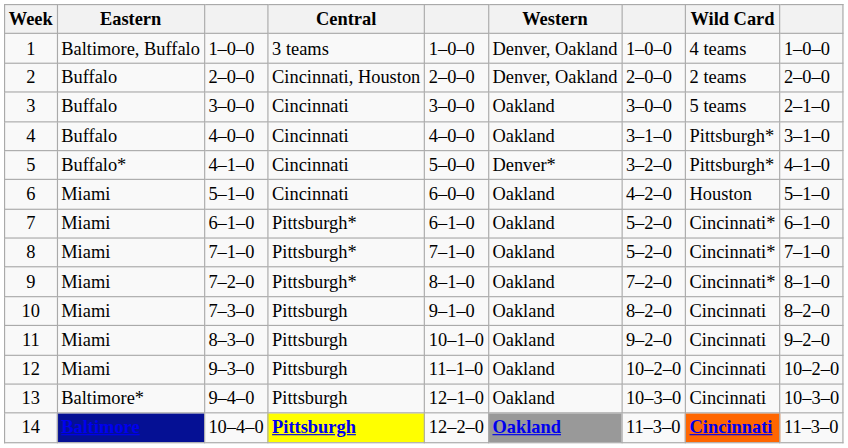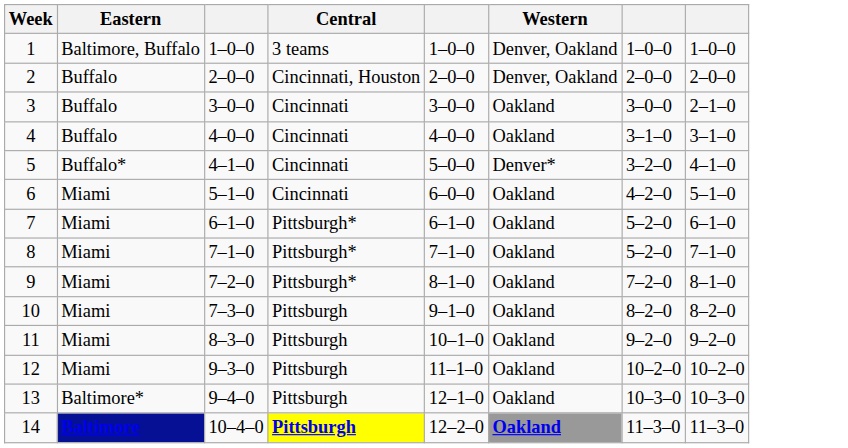- column: (733, 19)
